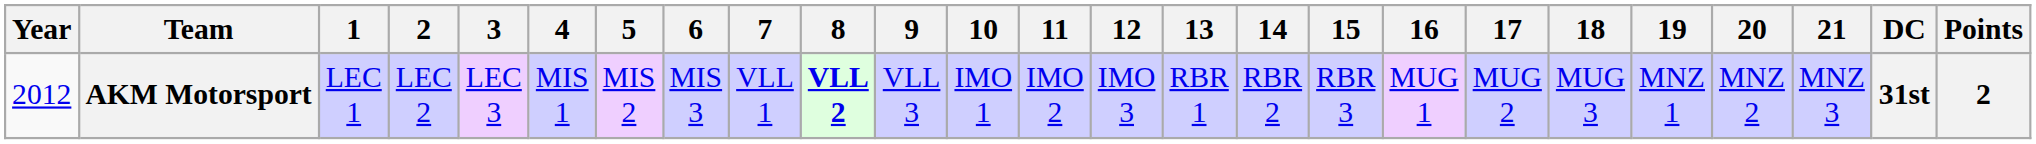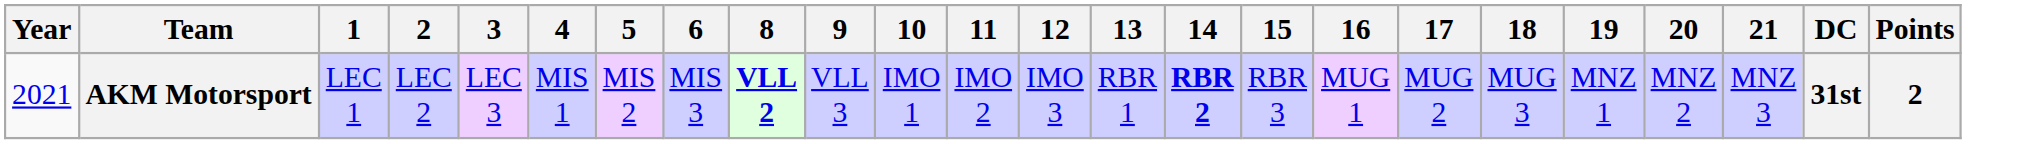- column: (765, 28)
(42, 94) 2012 -> (42, 94) 2021
(1272, 94) normal -> (1202, 94) bold
